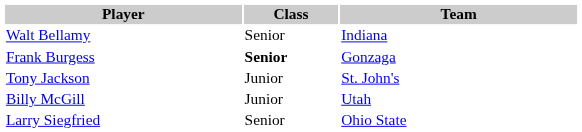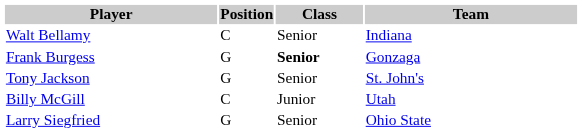+ column: (247, 14)
(264, 77) Junior -> (297, 77) Senior
